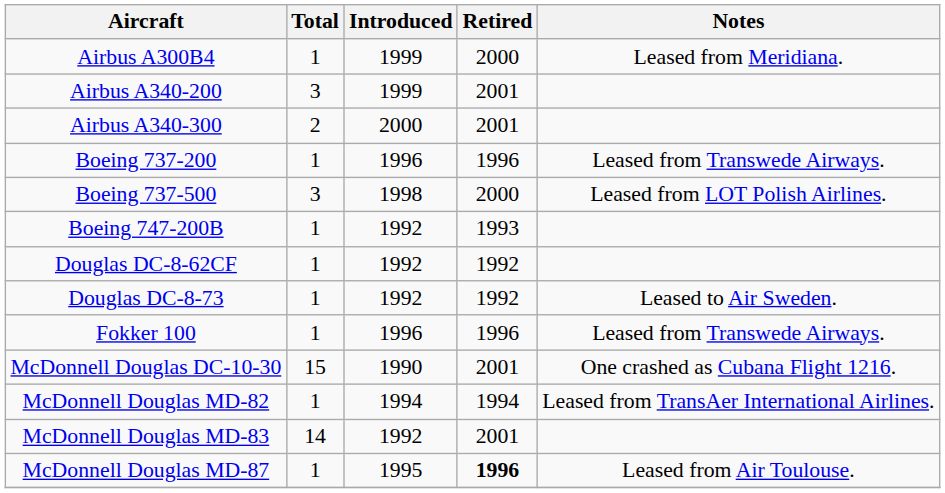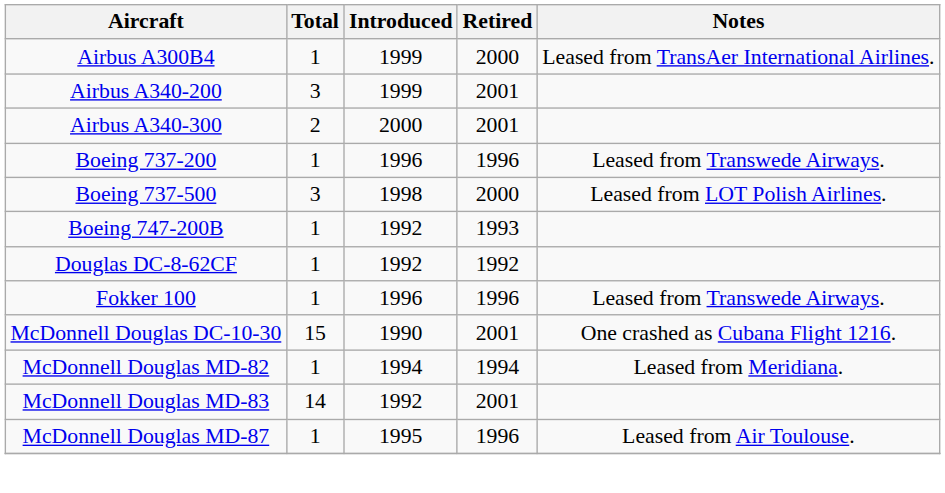(738, 56) Leased from Meridiana. -> (738, 56) Leased from TransAer International Airlines.
- row: (146, 297)
(738, 401) Leased from TransAer International Airlines. -> (738, 366) Leased from Meridiana.
(497, 470) bold -> (497, 435) normal
